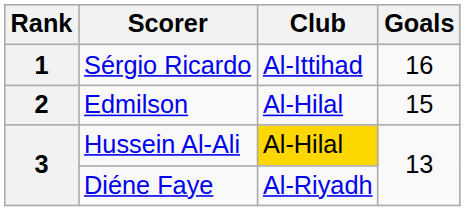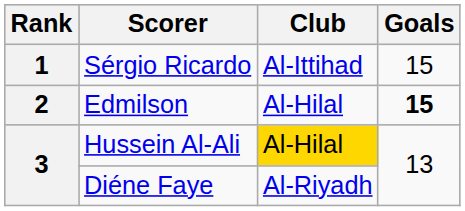(419, 64) 16 -> (419, 64) 15
(419, 104) normal -> (419, 104) bold
